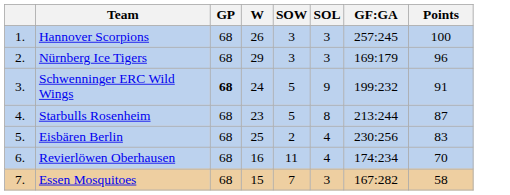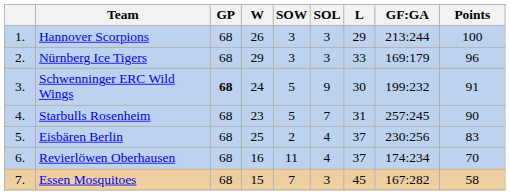+ column: (359, 15)
(376, 36) 257:245 -> (407, 36) 213:244
(327, 115) 8 -> (327, 115) 7
(376, 115) 213:244 -> (407, 115) 257:245
(441, 115) 87 -> (472, 115) 90
